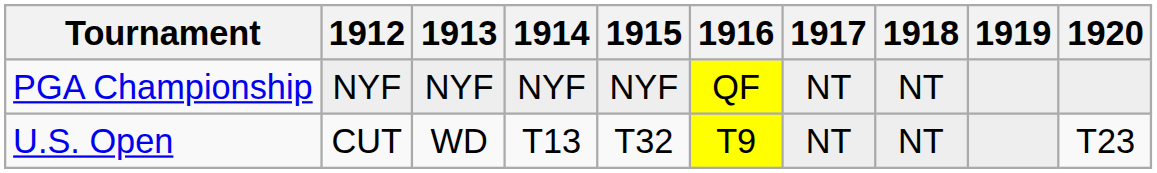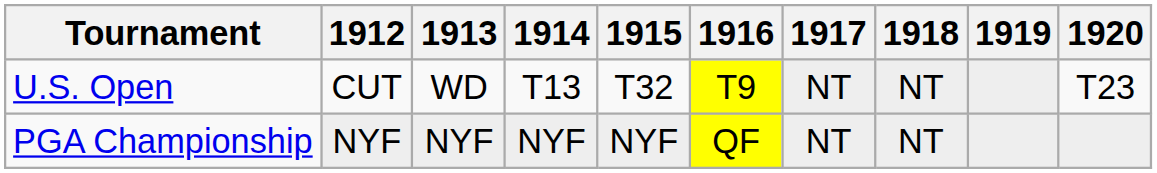rows swapped: (93, 141) <-> (163, 87)
